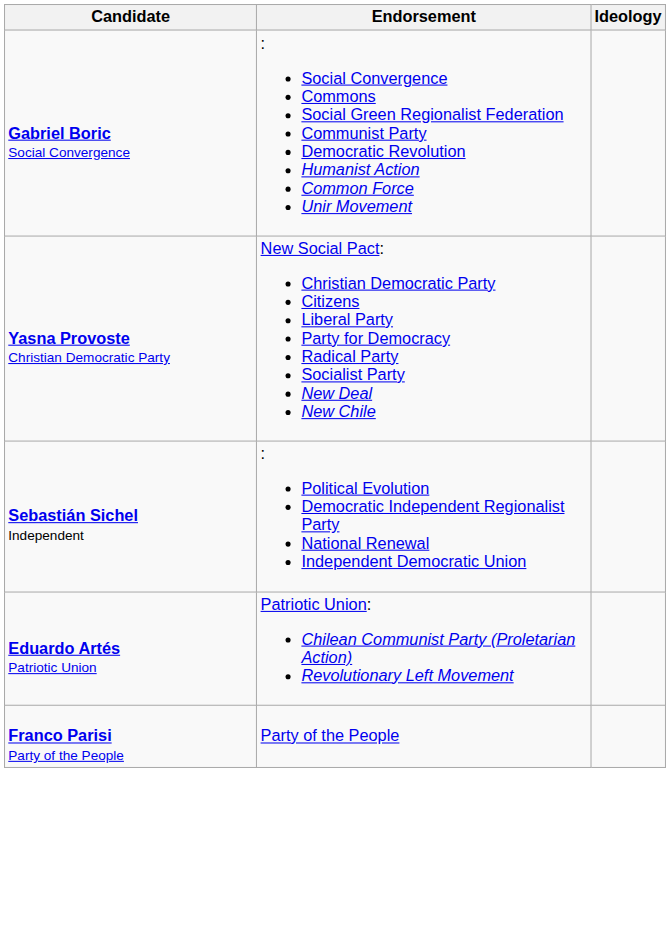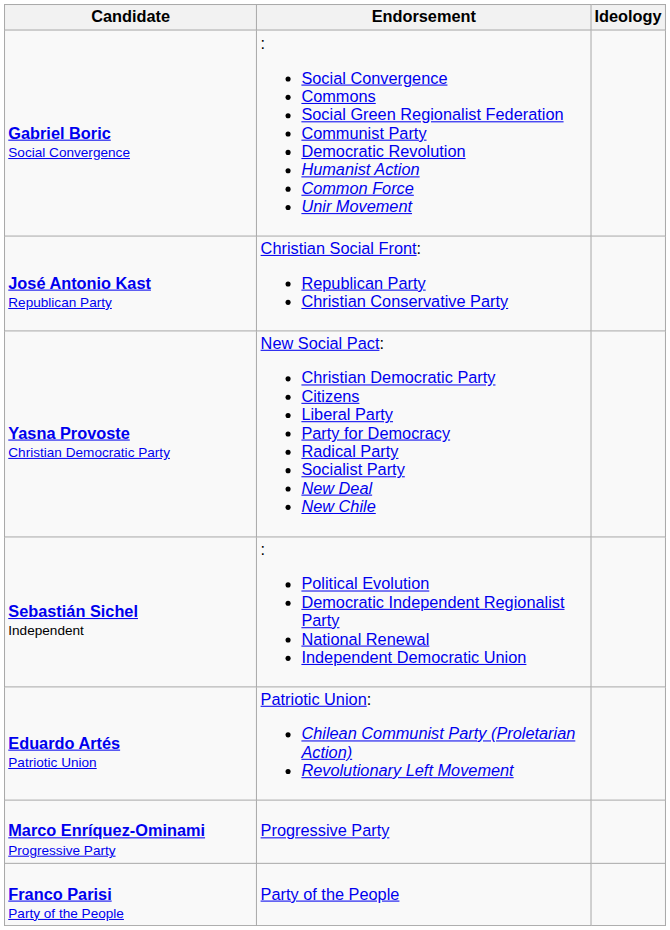+ row: (80, 292)
+ row: (107, 840)
